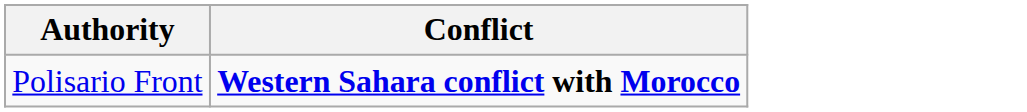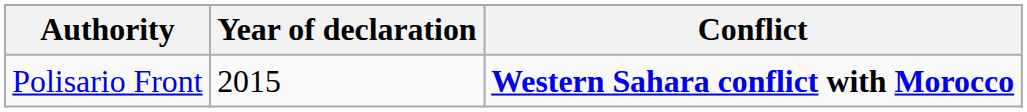+ column: (347, 29)
